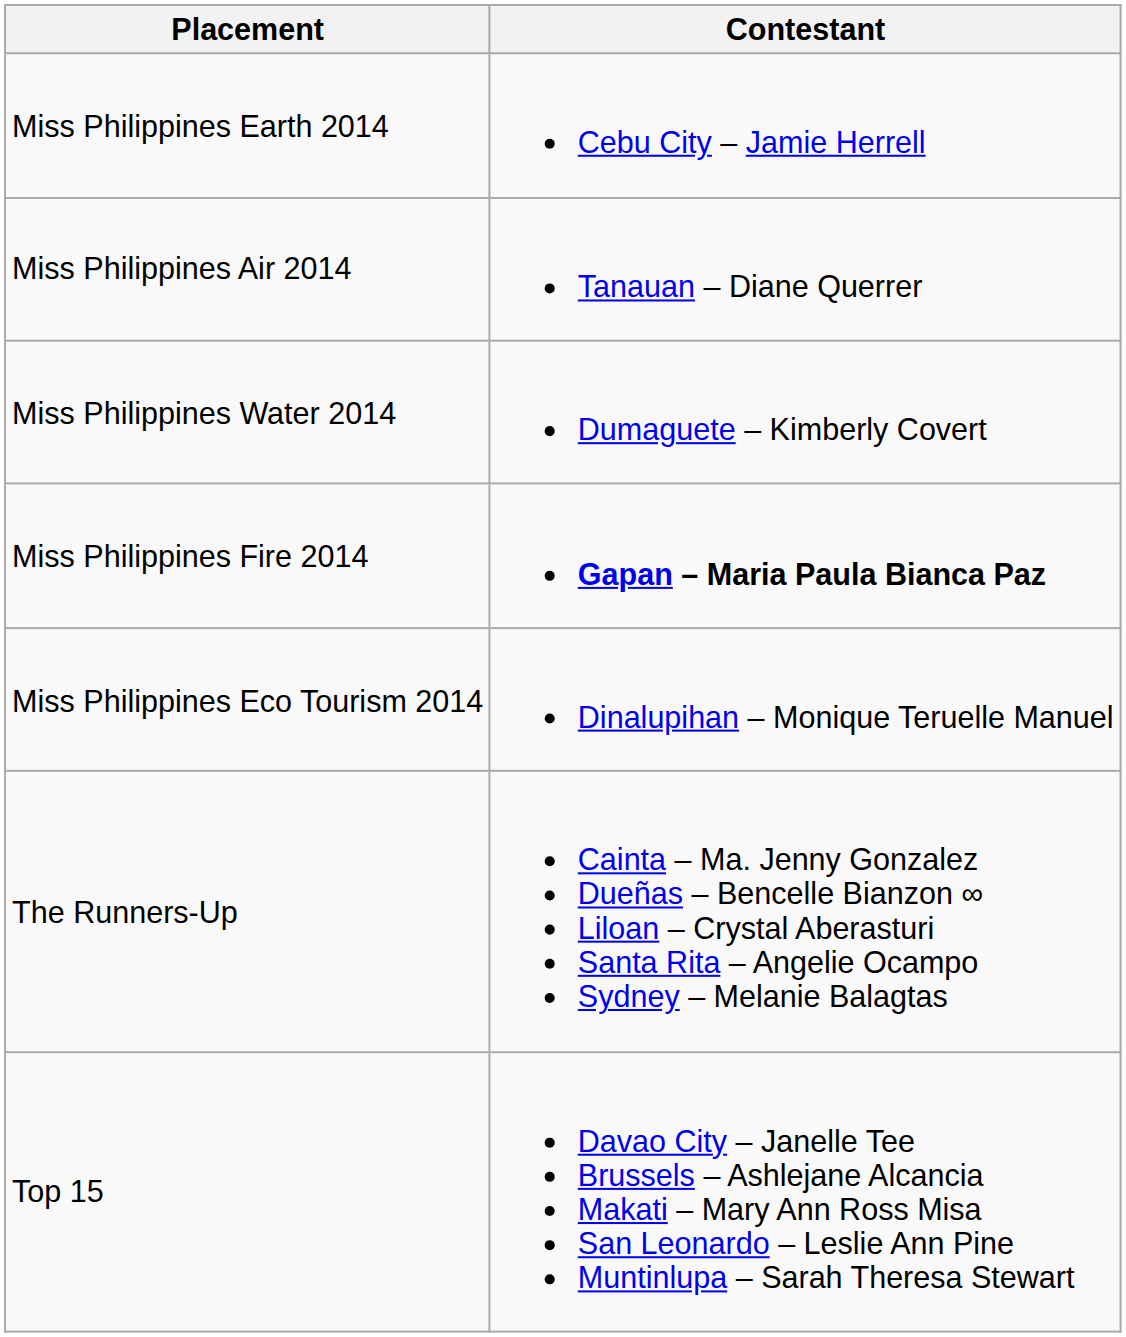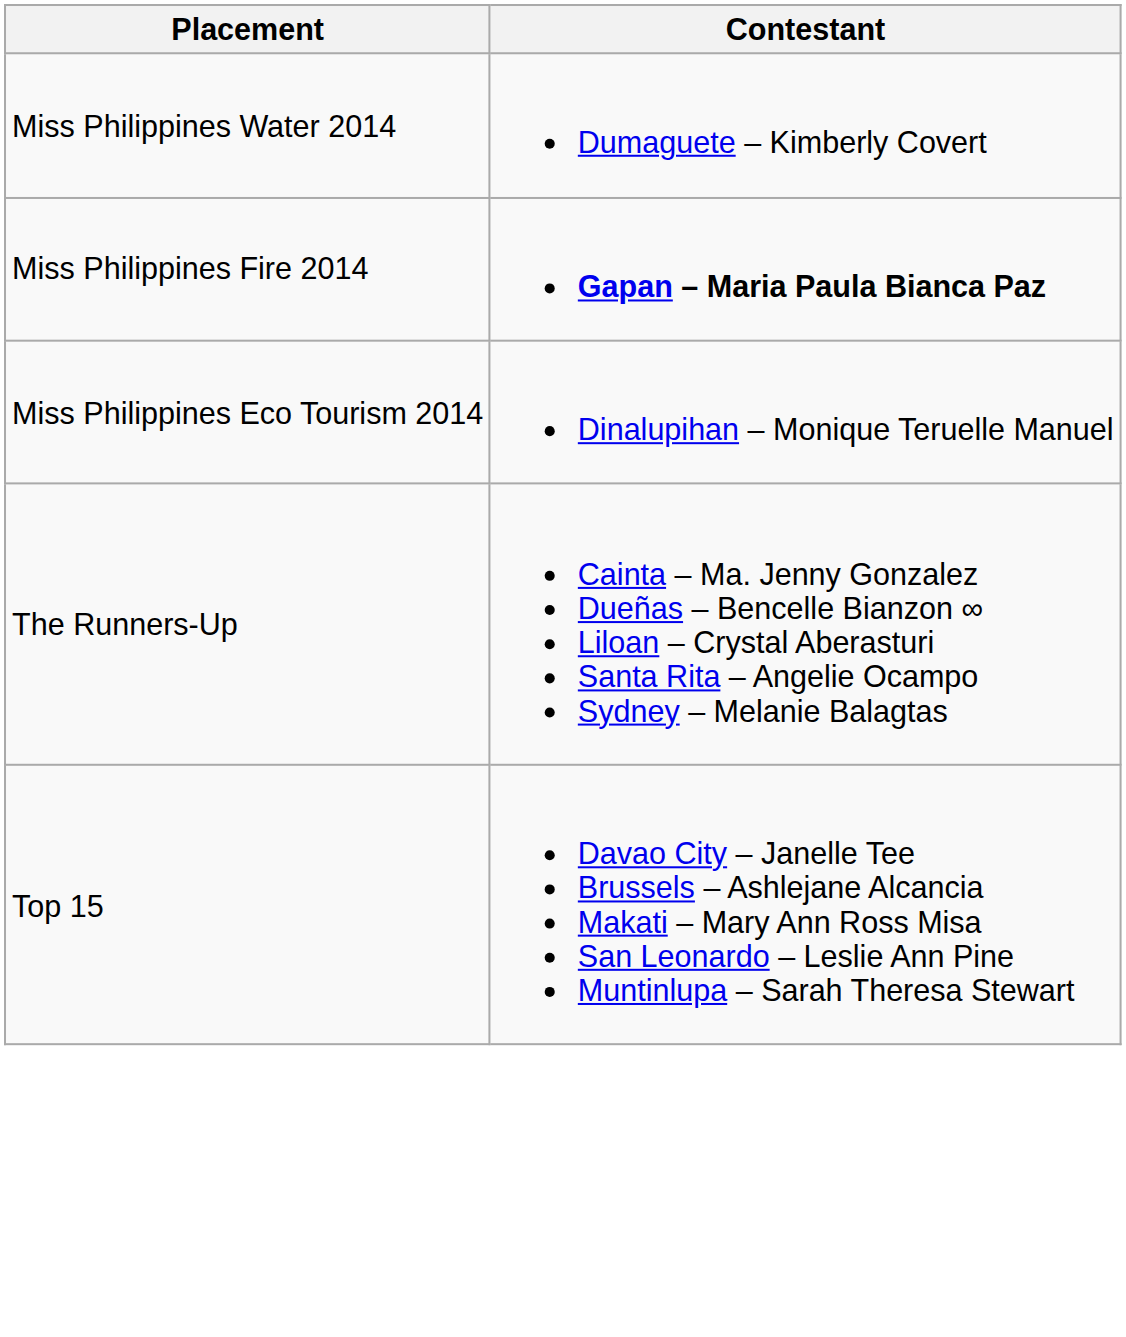- row: (200, 125)
- row: (182, 269)
